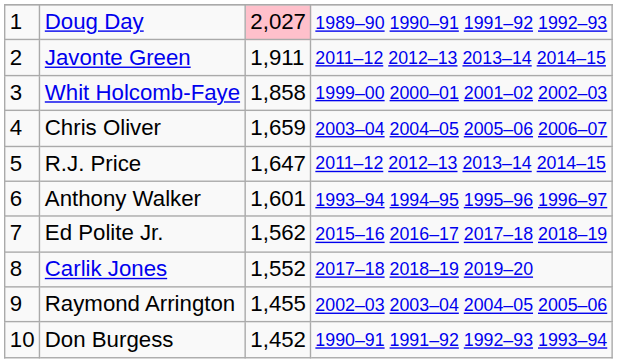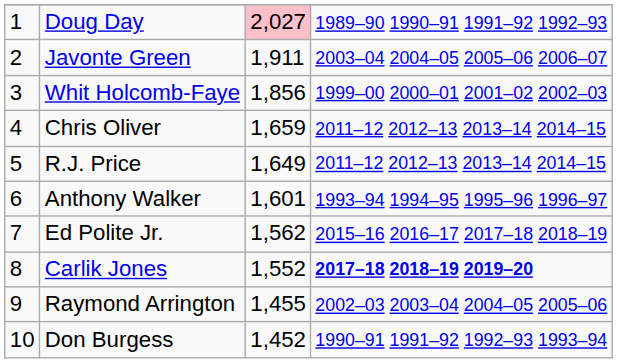(461, 58) 2011–12 2012–13 2013–14 2014–15 -> (461, 58) 2003–04 2004–05 2005–06 2006–07
(278, 92) 1,858 -> (278, 92) 1,856
(461, 128) 2003–04 2004–05 2005–06 2006–07 -> (461, 128) 2011–12 2012–13 2013–14 2014–15
(278, 163) 1,647 -> (278, 163) 1,649
(424, 269) normal -> (424, 269) bold
